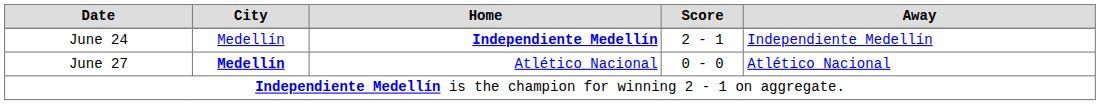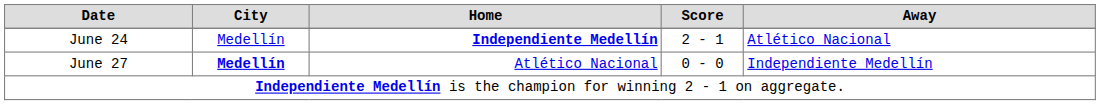(840, 40) Independiente Medellín -> (819, 40) Atlético Nacional
(819, 64) Atlético Nacional -> (840, 64) Independiente Medellín
